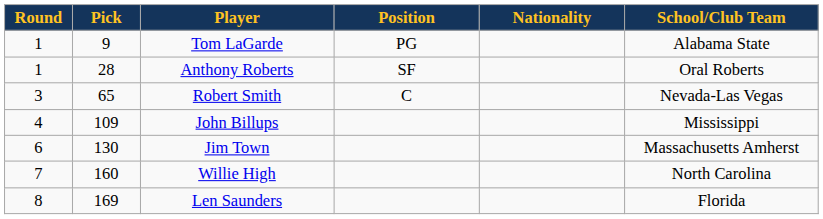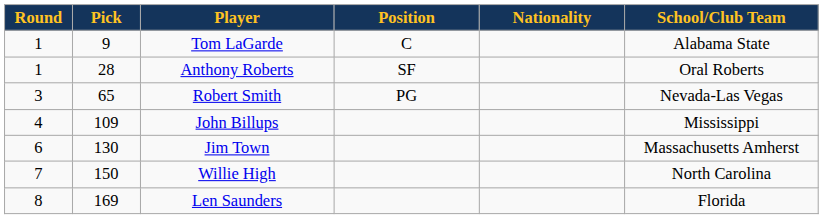(407, 43) PG -> (407, 43) C
(407, 95) C -> (407, 95) PG
(106, 174) 160 -> (106, 174) 150
